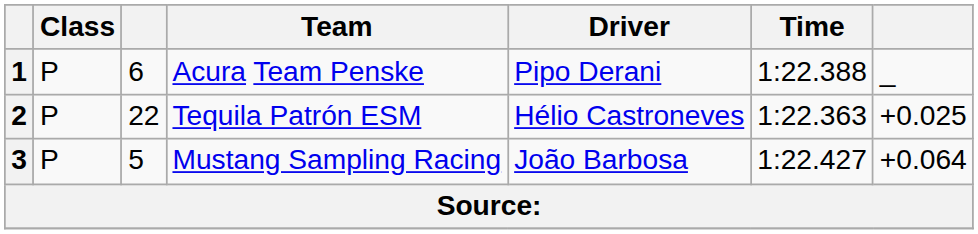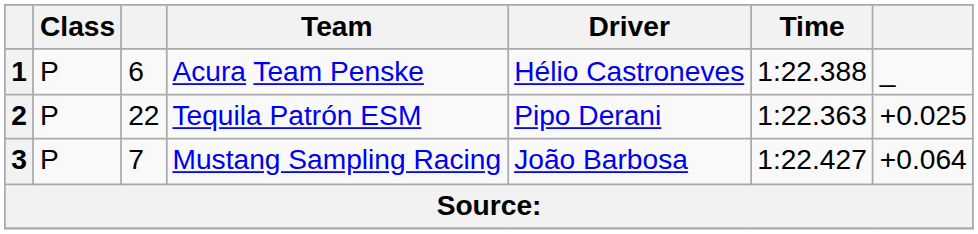(588, 71) Pipo Derani -> (629, 71) Hélio Castroneves
(629, 116) Hélio Castroneves -> (588, 116) Pipo Derani
(136, 160) 5 -> (136, 160) 7
